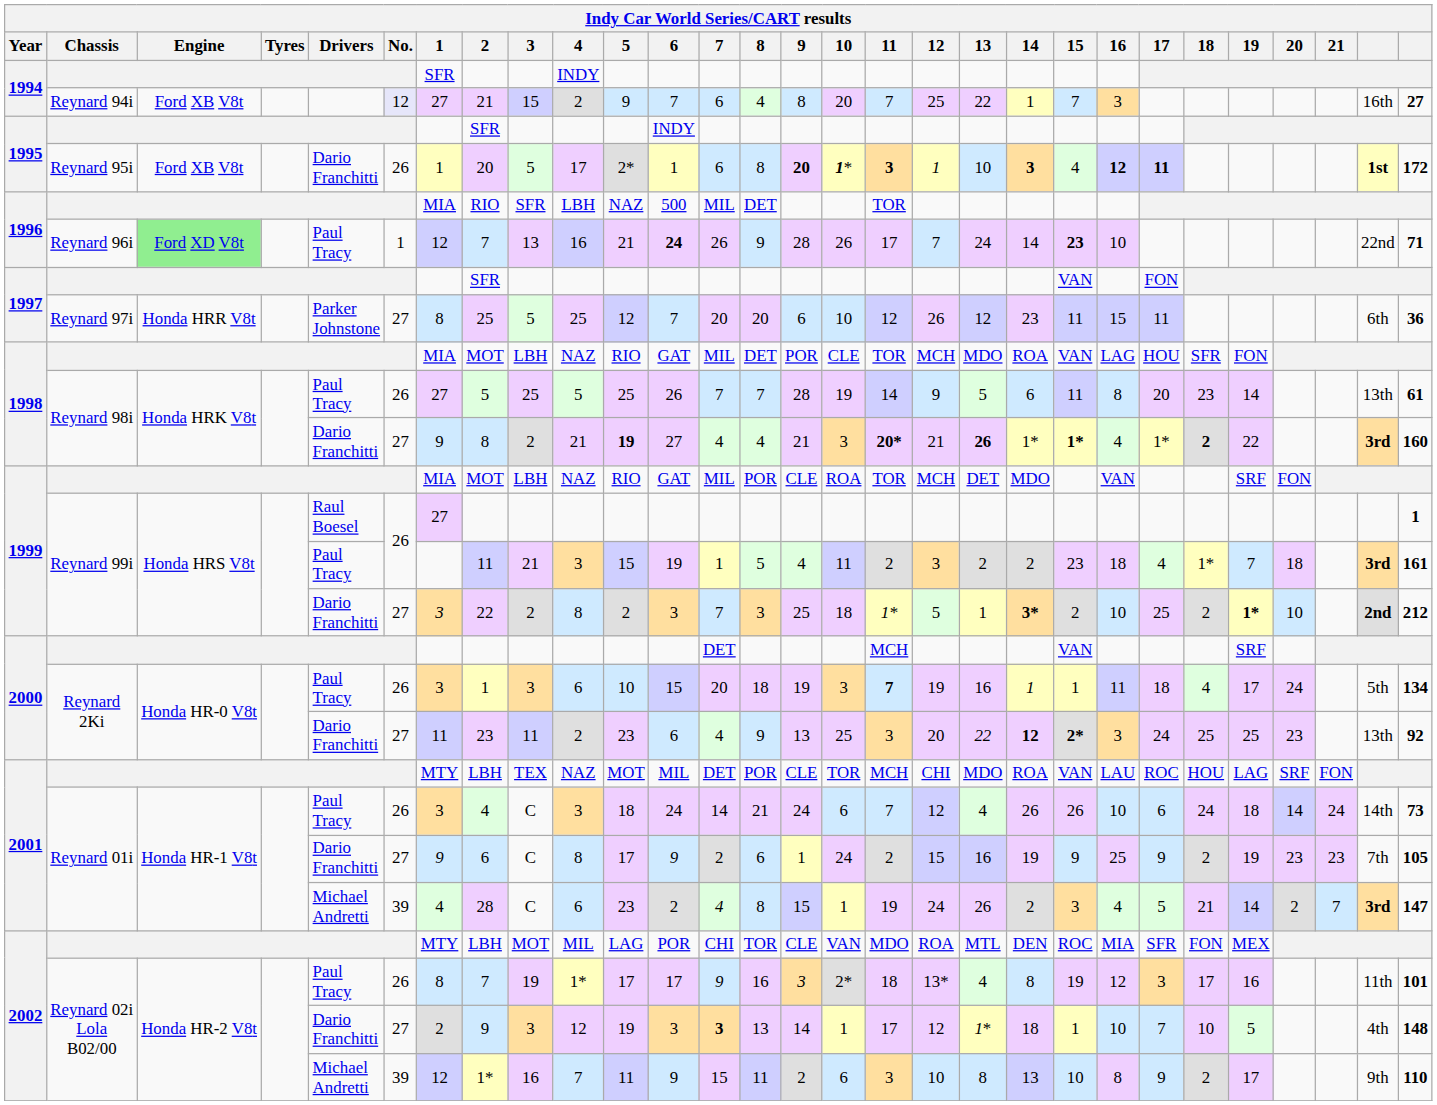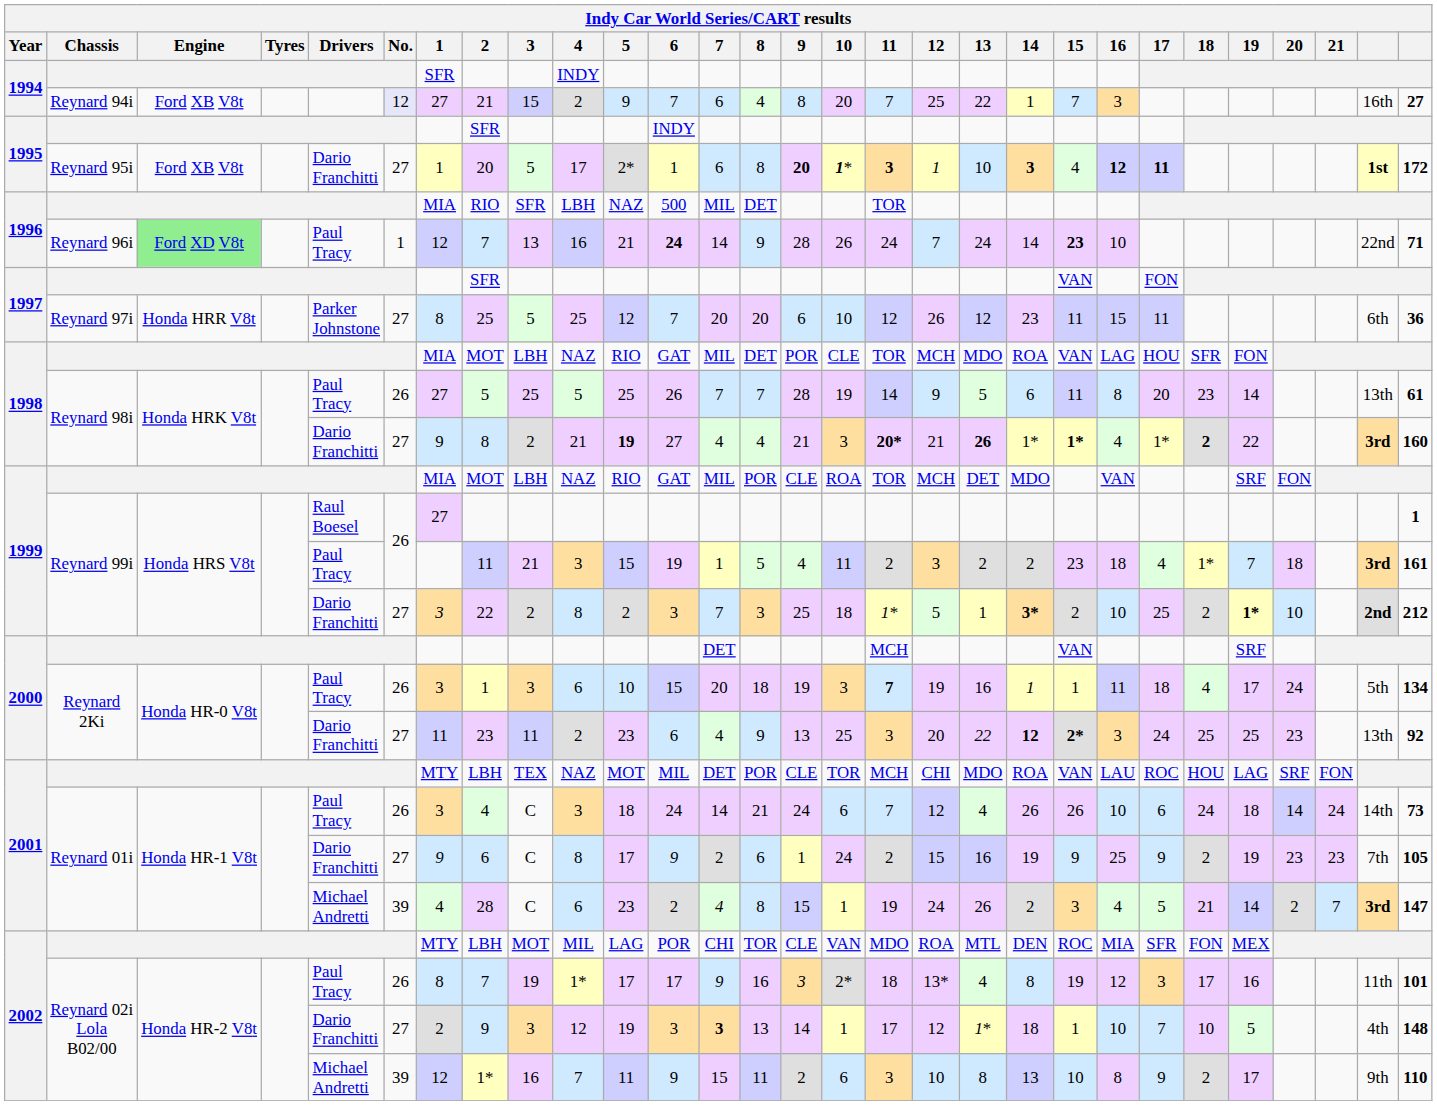(400, 167) 26 -> (400, 167) 27
(719, 242) 26 -> (719, 242) 14
(889, 242) 17 -> (889, 242) 24
